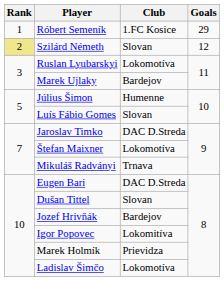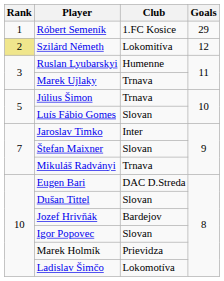(137, 47) Slovan -> (147, 47) Lokomitíva
(149, 64) Lokomotíva -> (143, 64) Humenne
(142, 81) Bardejov -> (137, 81) Trnava
(143, 98) Humenne -> (137, 98) Trnava
(154, 132) DAC D.Streda -> (133, 132) Inter
(149, 149) Lokomotíva -> (137, 149) Slovan
(147, 234) Lokomitíva -> (137, 234) Slovan
